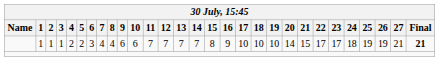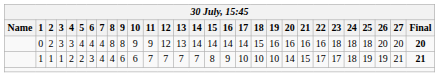+ row: (41, 43)
